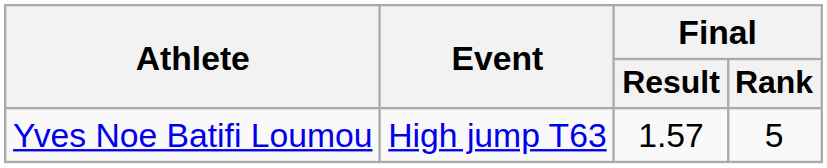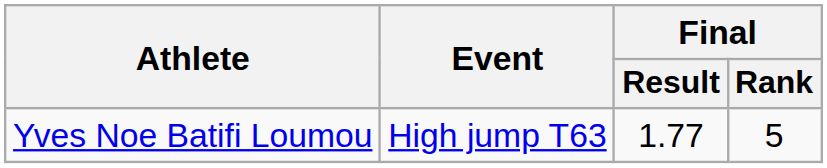(671, 136) 1.57 -> (671, 136) 1.77
